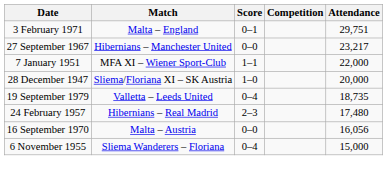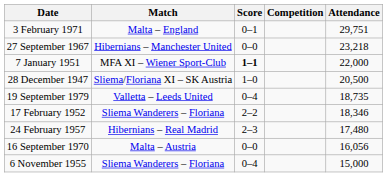(354, 46) 23,217 -> (354, 46) 23,218
(250, 63) normal -> (250, 63) bold
(354, 79) 20,000 -> (354, 79) 20,500
+ row: (48, 113)
